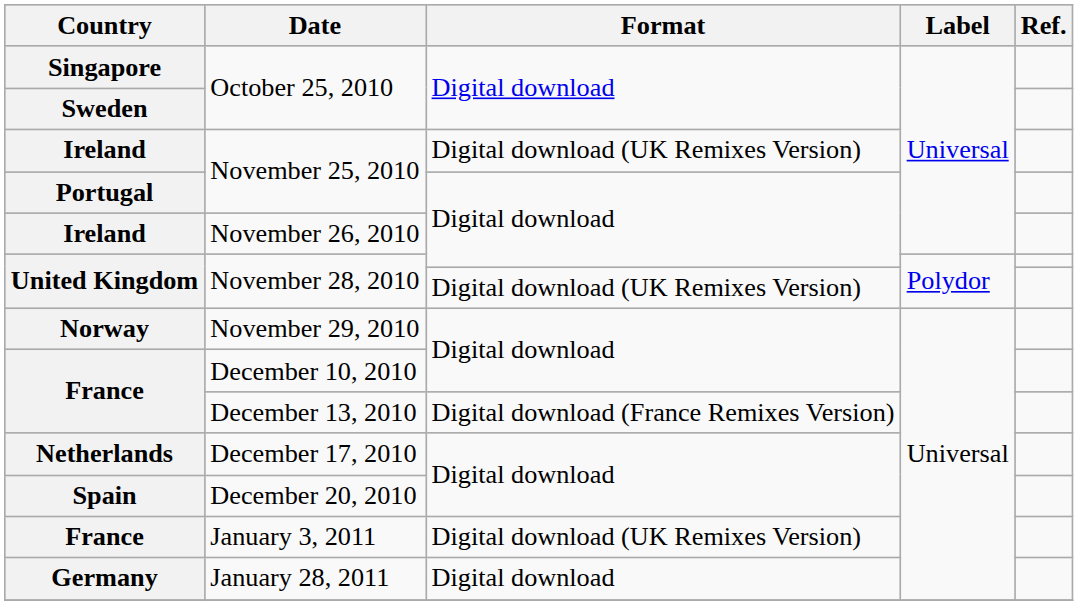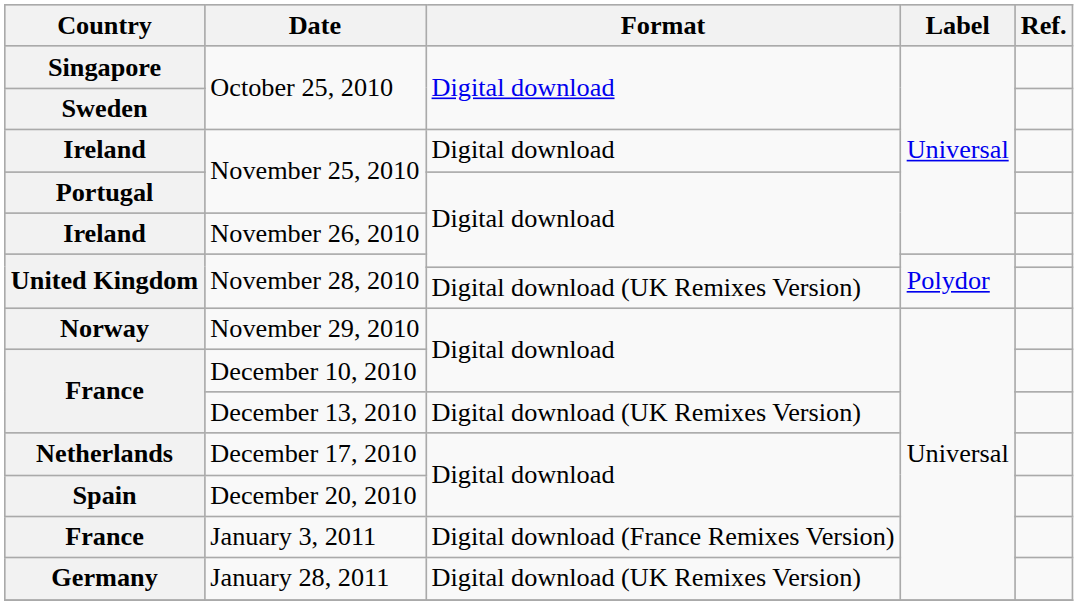(646, 150) Digital download (UK Remixes Version) -> (523, 150) Digital download
(663, 411) Digital download (France Remixes Version) -> (646, 411) Digital download (UK Remixes Version)
(646, 536) Digital download (UK Remixes Version) -> (663, 536) Digital download (France Remixes Version)
(523, 578) Digital download -> (646, 578) Digital download (UK Remixes Version)
